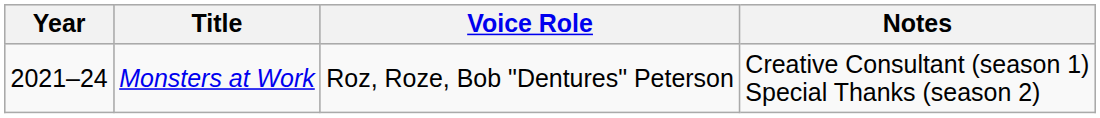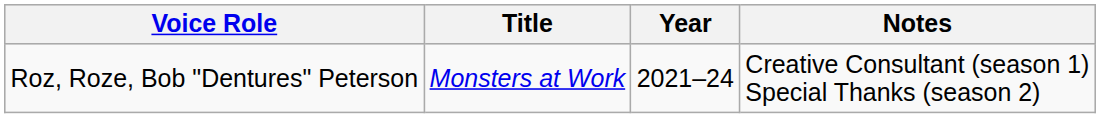columns swapped: (59, 24) <-> (530, 24)
